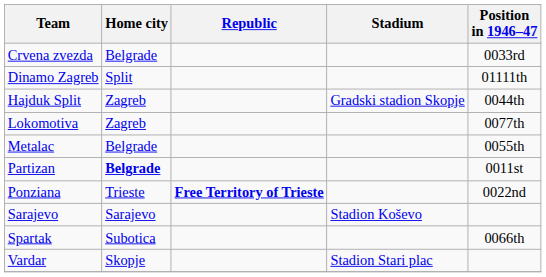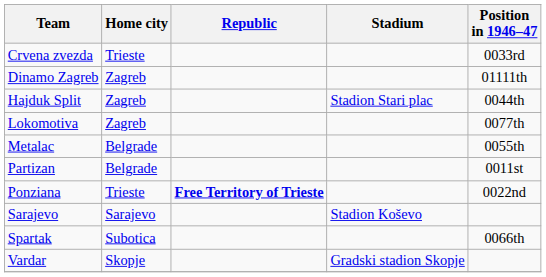(131, 54) Belgrade -> (125, 54) Trieste
(119, 77) Split -> (126, 77) Zagreb
(398, 100) Gradski stadion Skopje -> (382, 100) Stadion Stari plac
(133, 169) bold -> (131, 169) normal
(382, 260) Stadion Stari plac -> (398, 260) Gradski stadion Skopje
